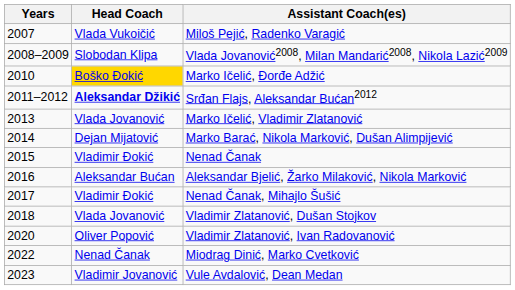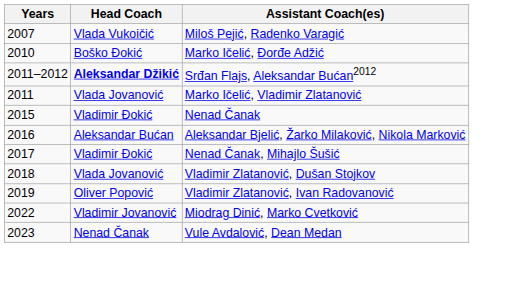- row: (347, 55)
(109, 76) gold background -> (108, 53) no background
(21, 118) 2013 -> (20, 95) 2011
- row: (319, 138)
(21, 235) 2020 -> (21, 193) 2019
(112, 255) Nenad Čanak -> (125, 212) Vladimir Jovanović
(126, 274) Vladimir Jovanović -> (111, 232) Nenad Čanak
